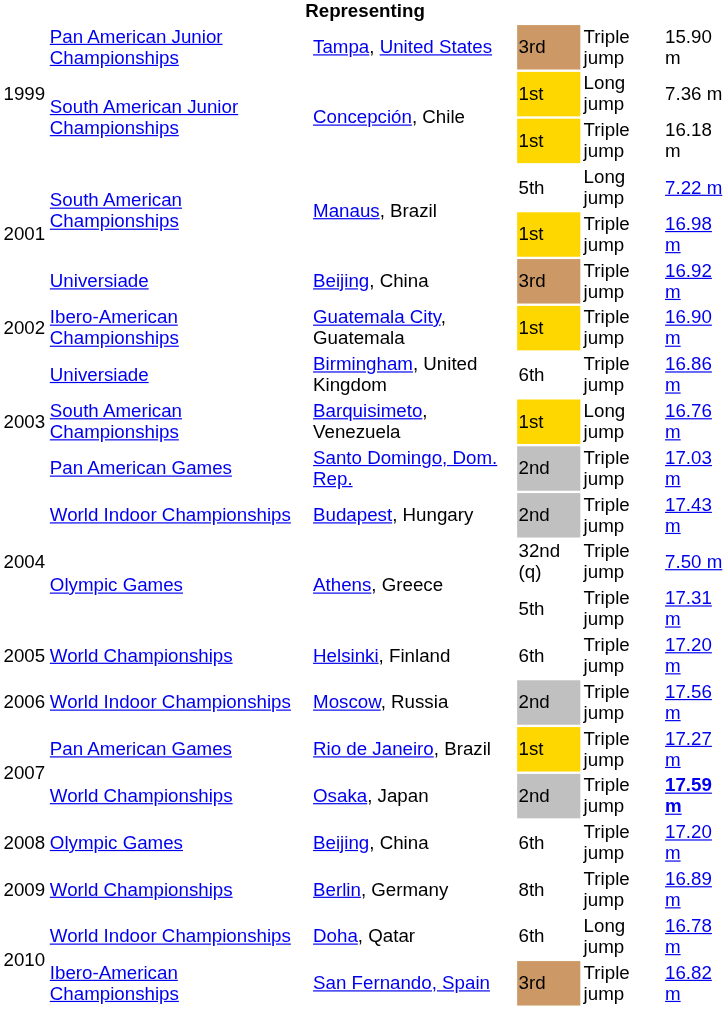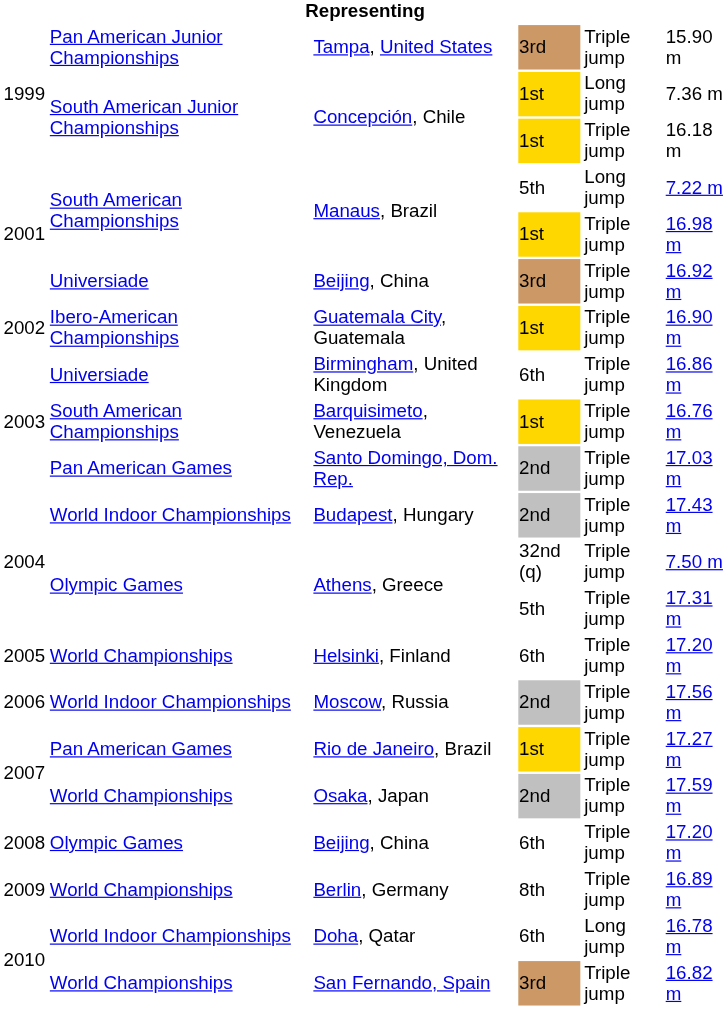(604, 421) Long jump -> (607, 421) Triple jump
(688, 796) bold -> (689, 796) normal
(114, 983) Ibero-American Championships -> (141, 983) World Championships
